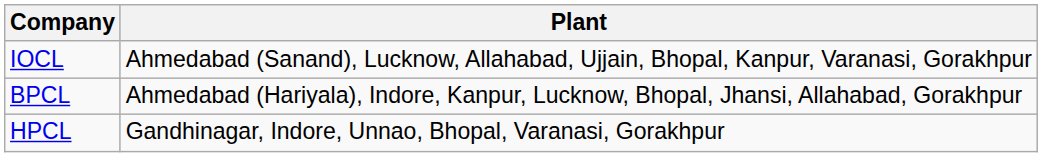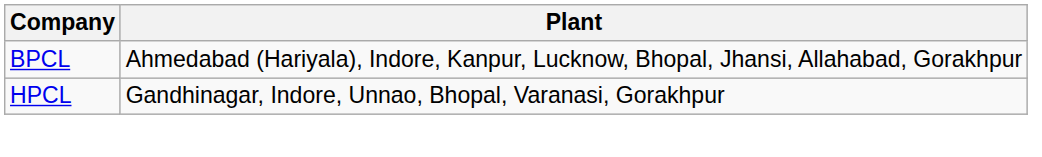- row: (37, 59)
